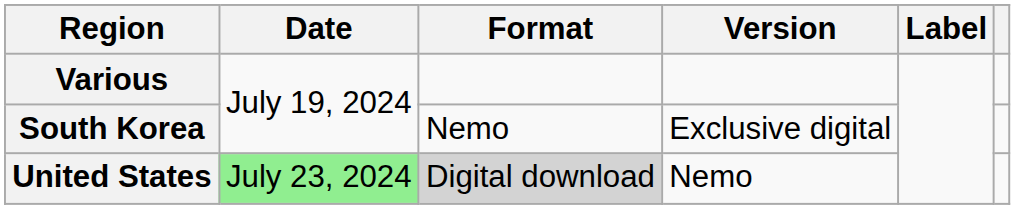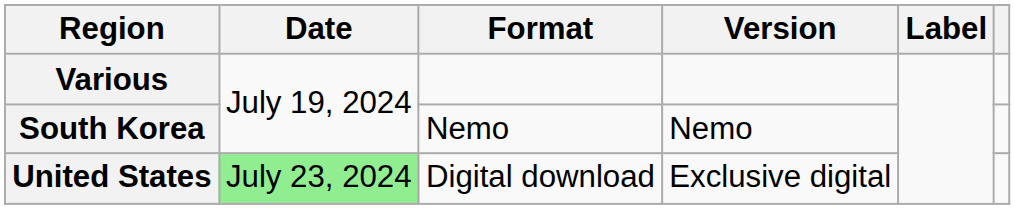(780, 128) Exclusive digital -> (711, 128) Nemo
(540, 177) lightgrey background -> (540, 177) no background
(711, 177) Nemo -> (780, 177) Exclusive digital
